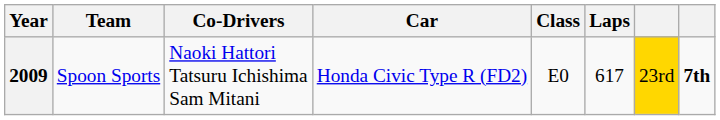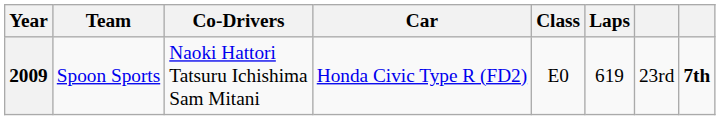(610, 75) 617 -> (610, 75) 619
(657, 75) gold background -> (657, 75) no background
